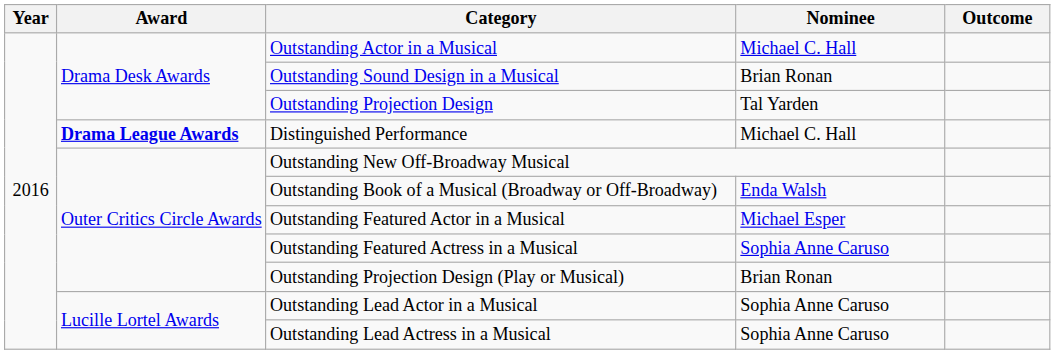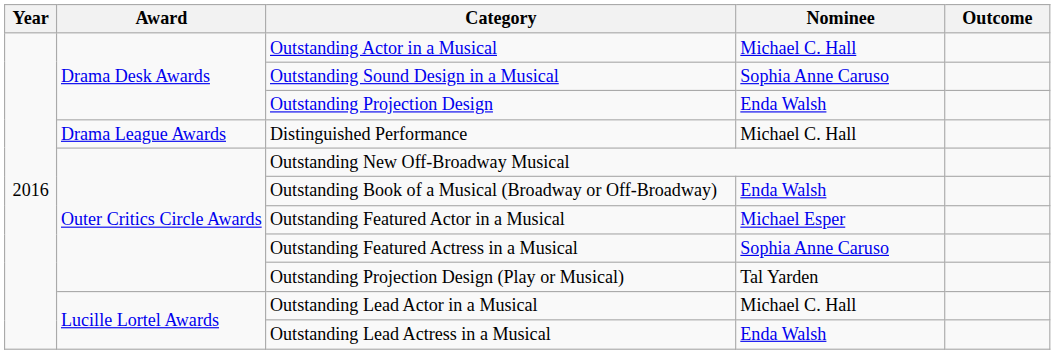(786, 76) Brian Ronan -> (815, 76) Sophia Anne Caruso
(779, 104) Tal Yarden -> (783, 104) Enda Walsh
(150, 133) bold -> (143, 133) normal
(786, 276) Brian Ronan -> (779, 276) Tal Yarden
(815, 305) Sophia Anne Caruso -> (798, 305) Michael C. Hall
(815, 334) Sophia Anne Caruso -> (783, 334) Enda Walsh
